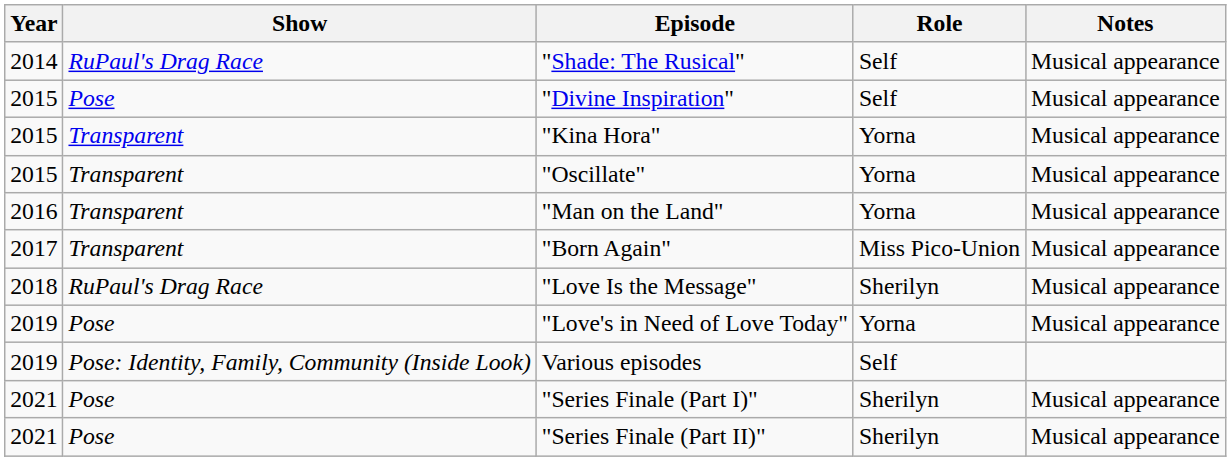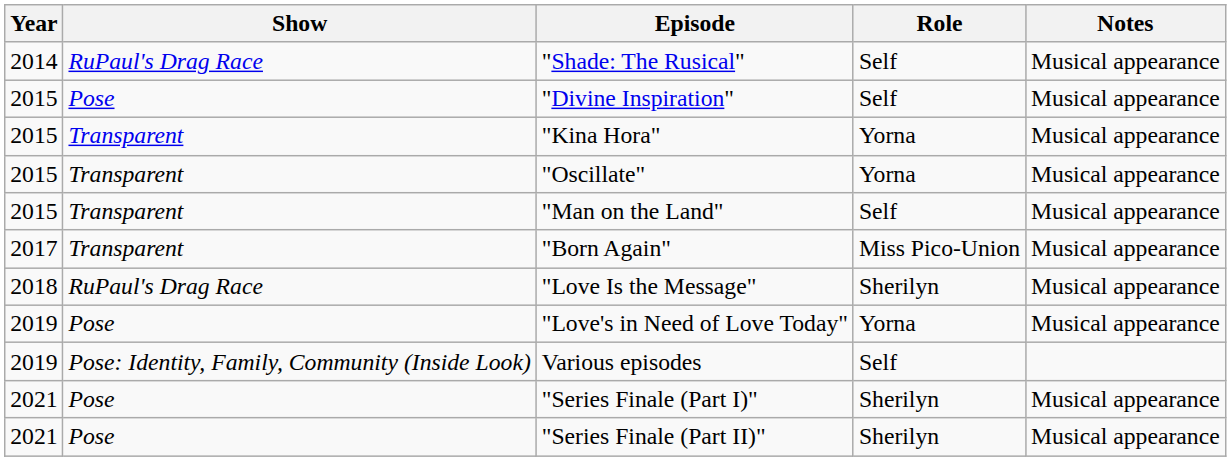(34, 211) 2016 -> (34, 211) 2015
(887, 211) Yorna -> (878, 211) Self
